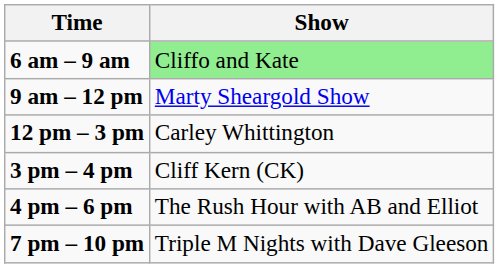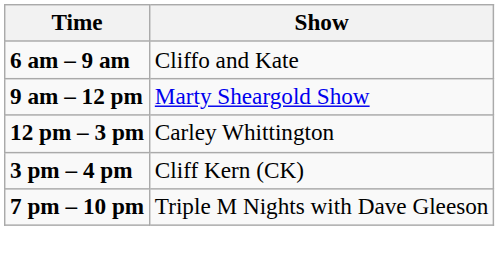(227, 59) lightgreen background -> (227, 59) no background
- row: (71, 206)
